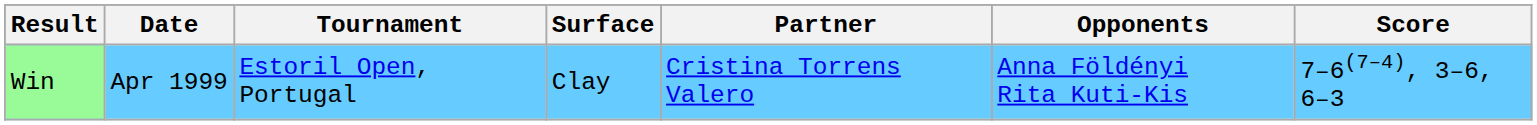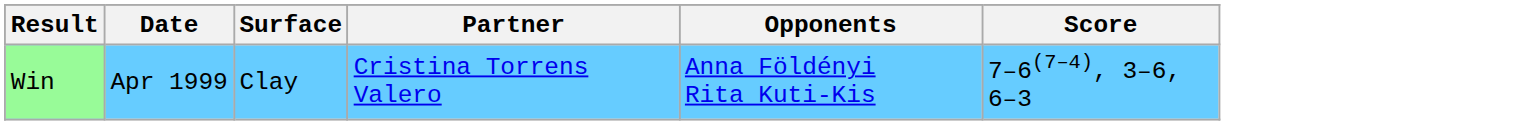- column: (390, 25)
